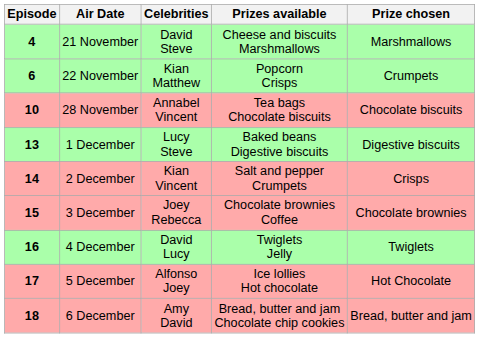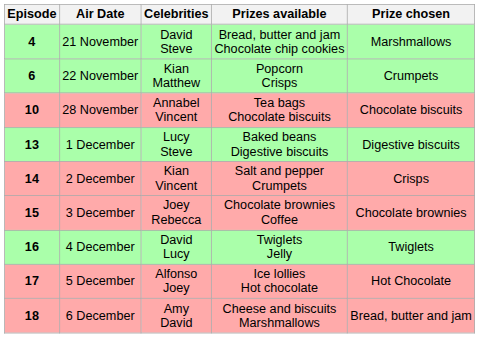(279, 41) Cheese and biscuits Marshmallows -> (279, 41) Bread, butter and jam Chocolate chip cookies
(279, 315) Bread, butter and jam Chocolate chip cookies -> (279, 315) Cheese and biscuits Marshmallows
